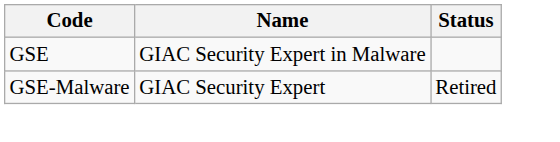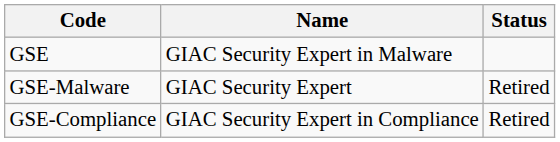+ row: (83, 119)
